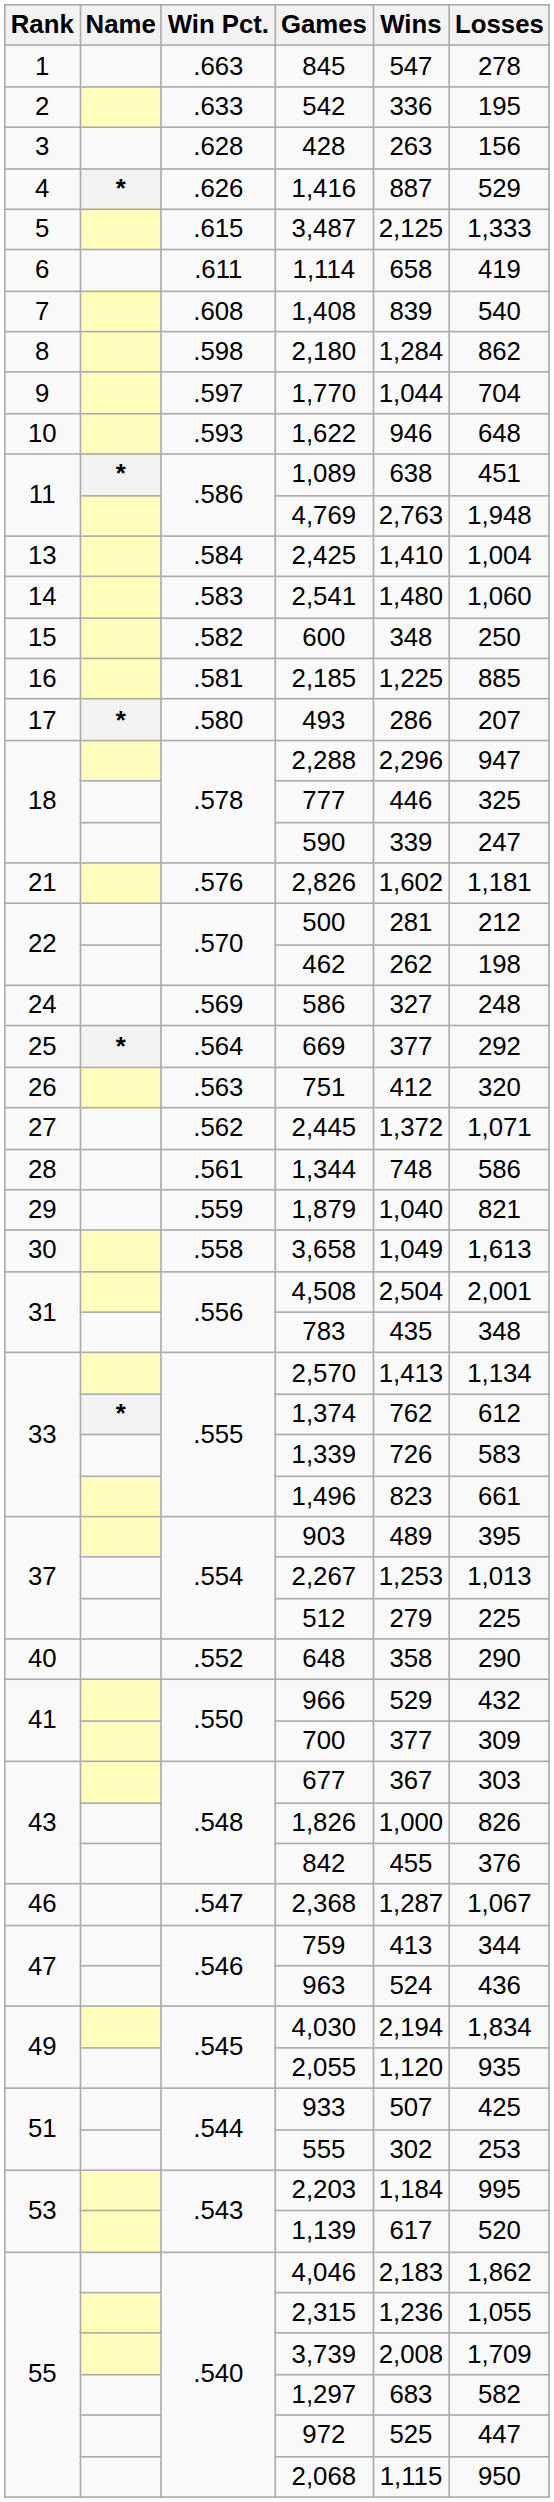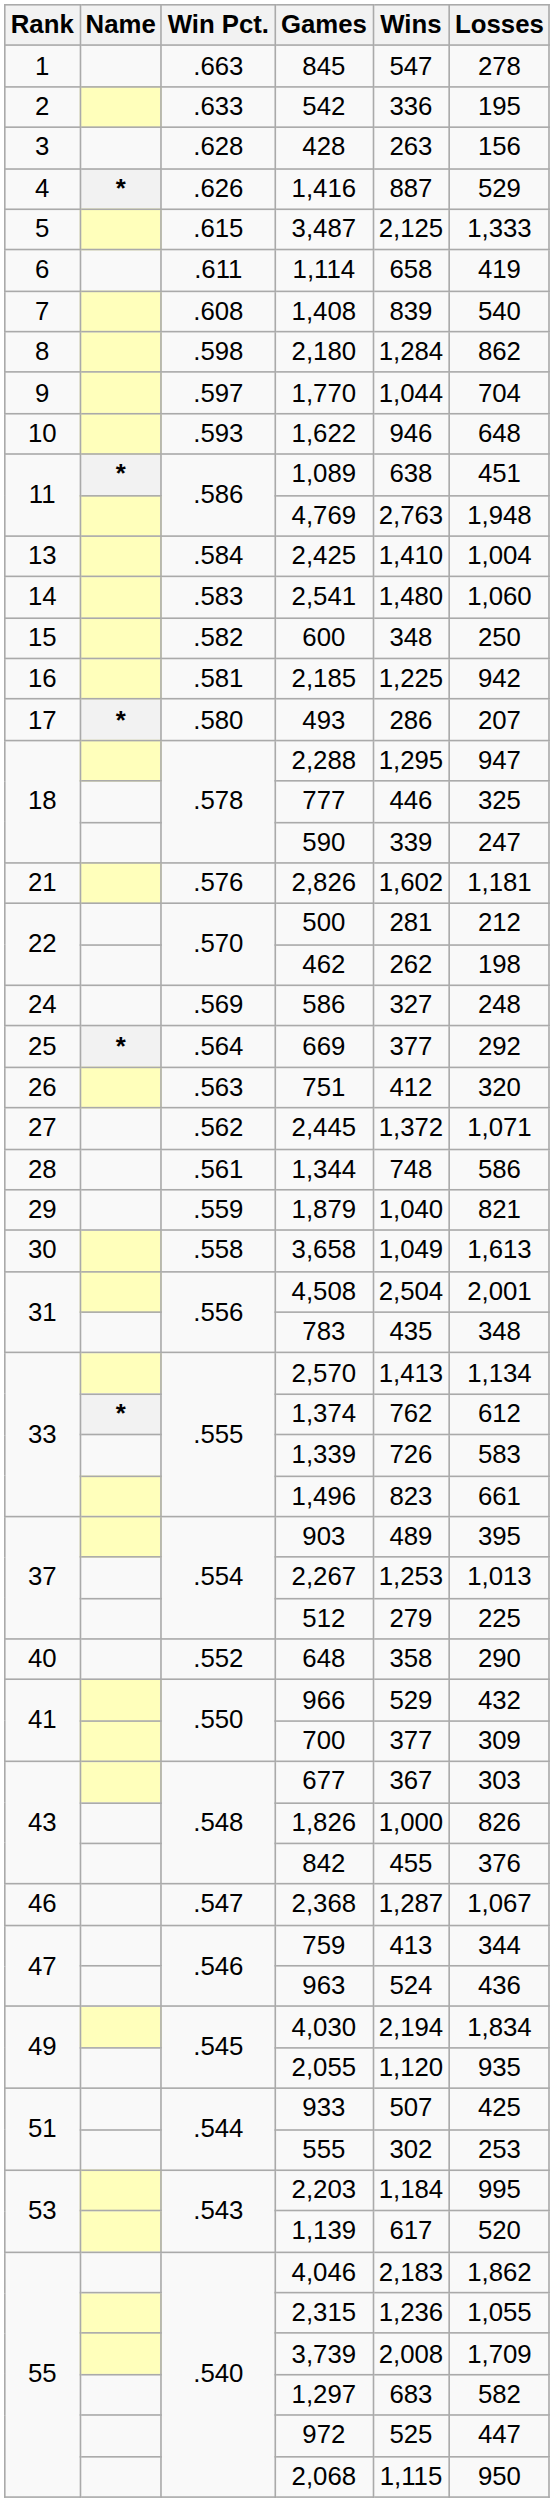(499, 678) 885 -> (499, 678) 942
(411, 760) 2,296 -> (411, 760) 1,295
